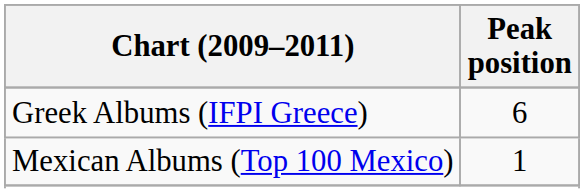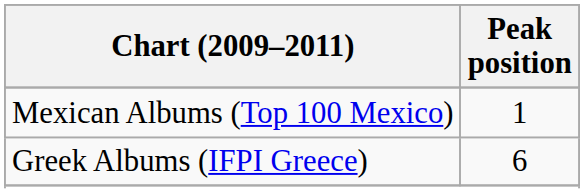rows swapped: (190, 112) <-> (233, 160)
